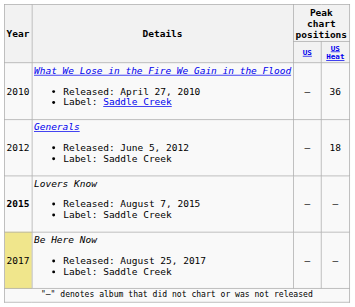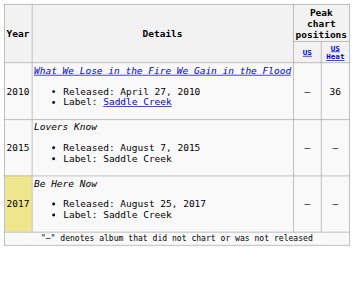- row: (163, 143)
(18, 204) bold -> (18, 148) normal
